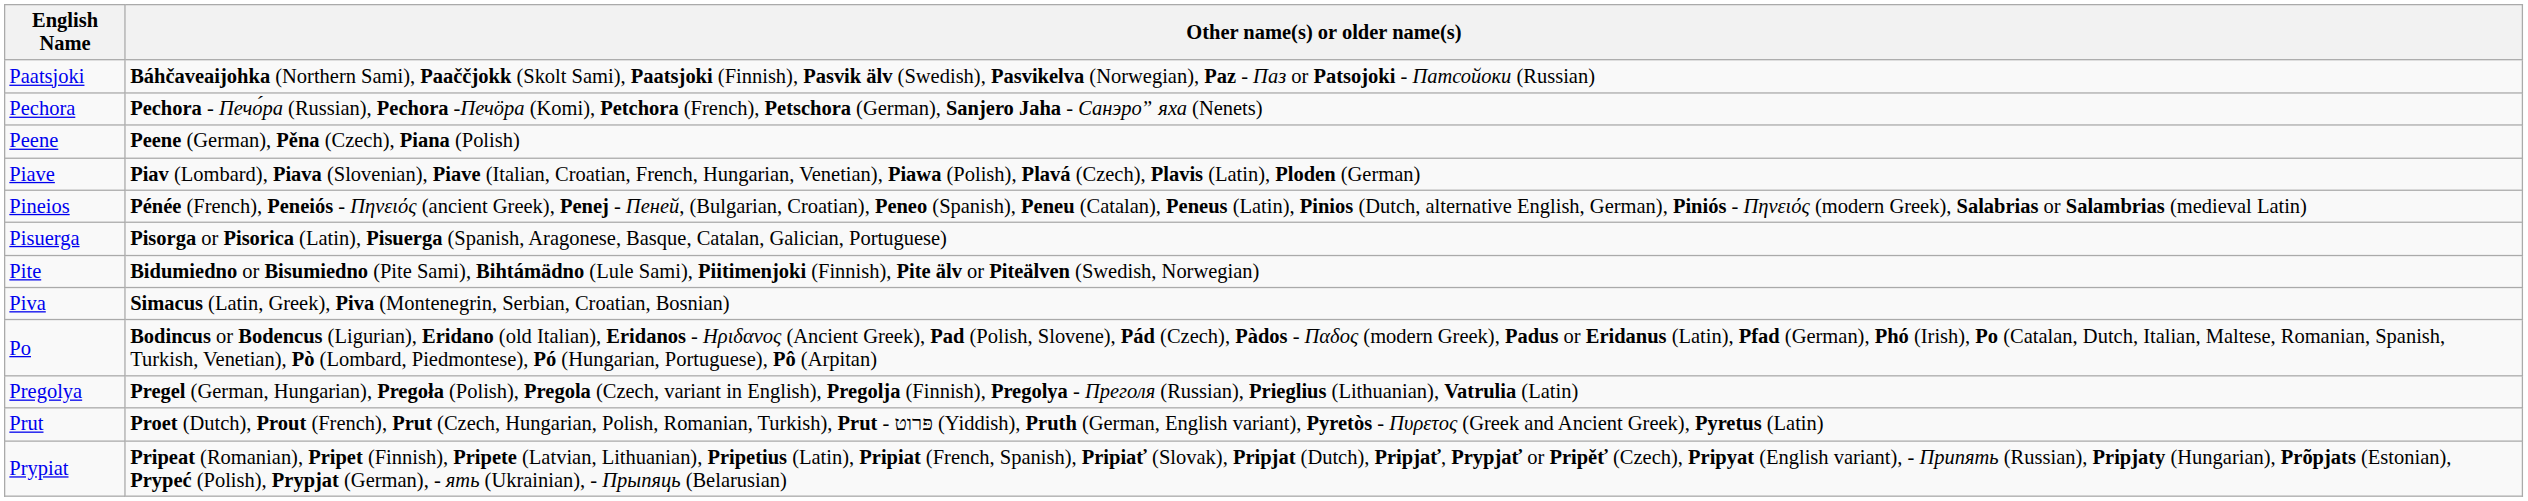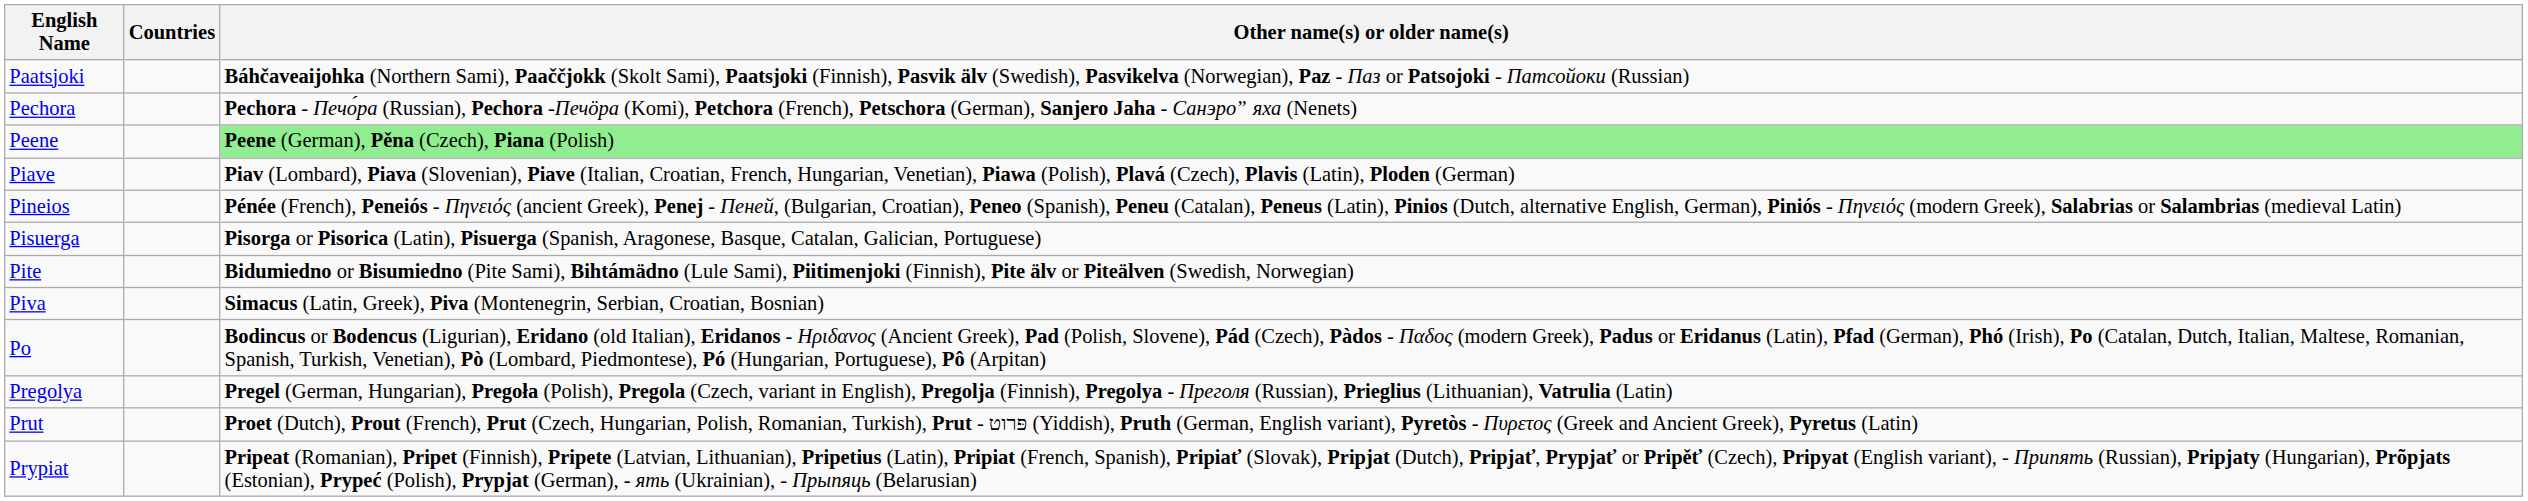+ column: (172, 32)
(325, 141) no background -> (419, 141) lightgreen background
